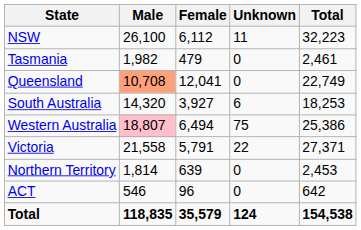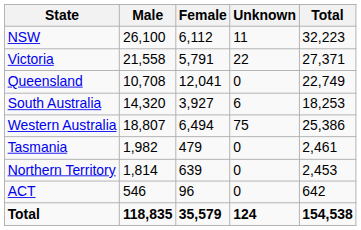rows swapped: (31, 147) <-> (37, 59)
(144, 81) lightsalmon background -> (144, 81) no background
(144, 125) pink background -> (144, 125) no background
